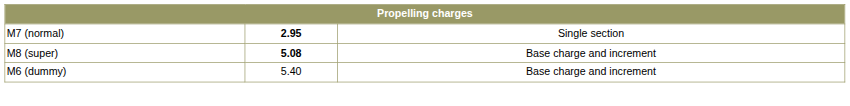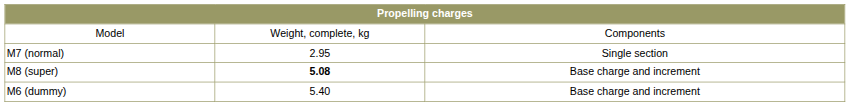+ row: (110, 33)
(291, 33) bold -> (320, 52) normal
